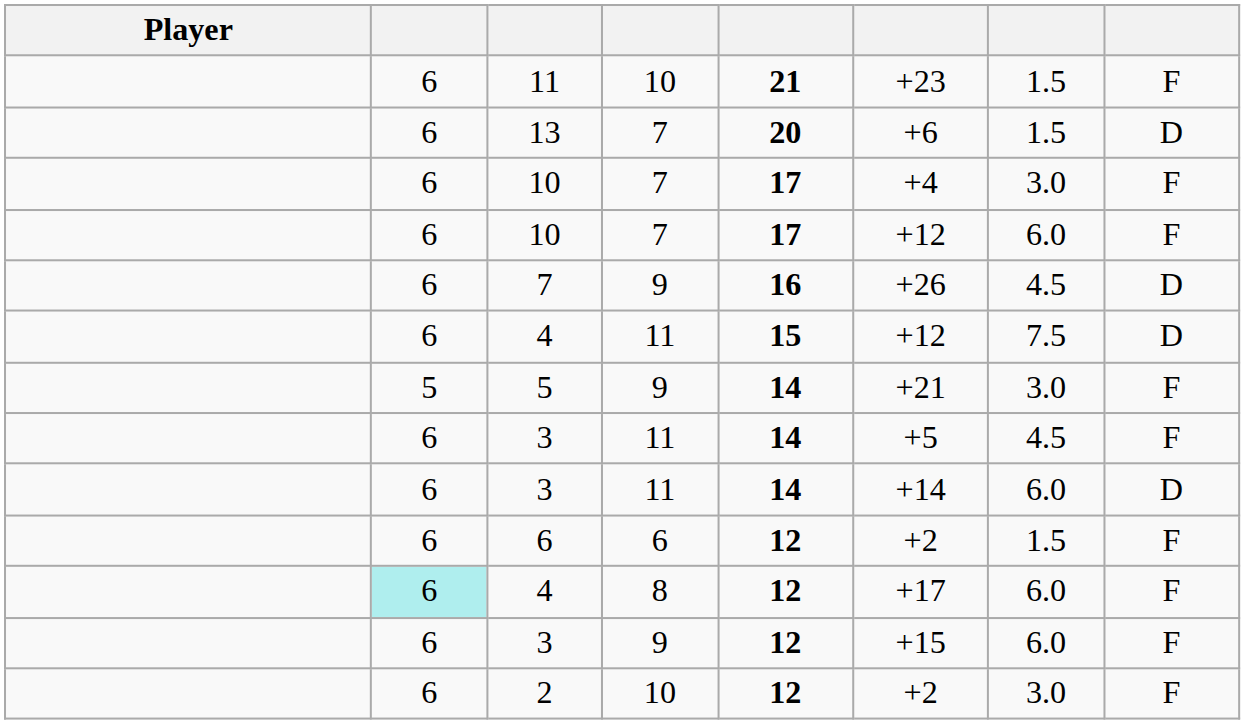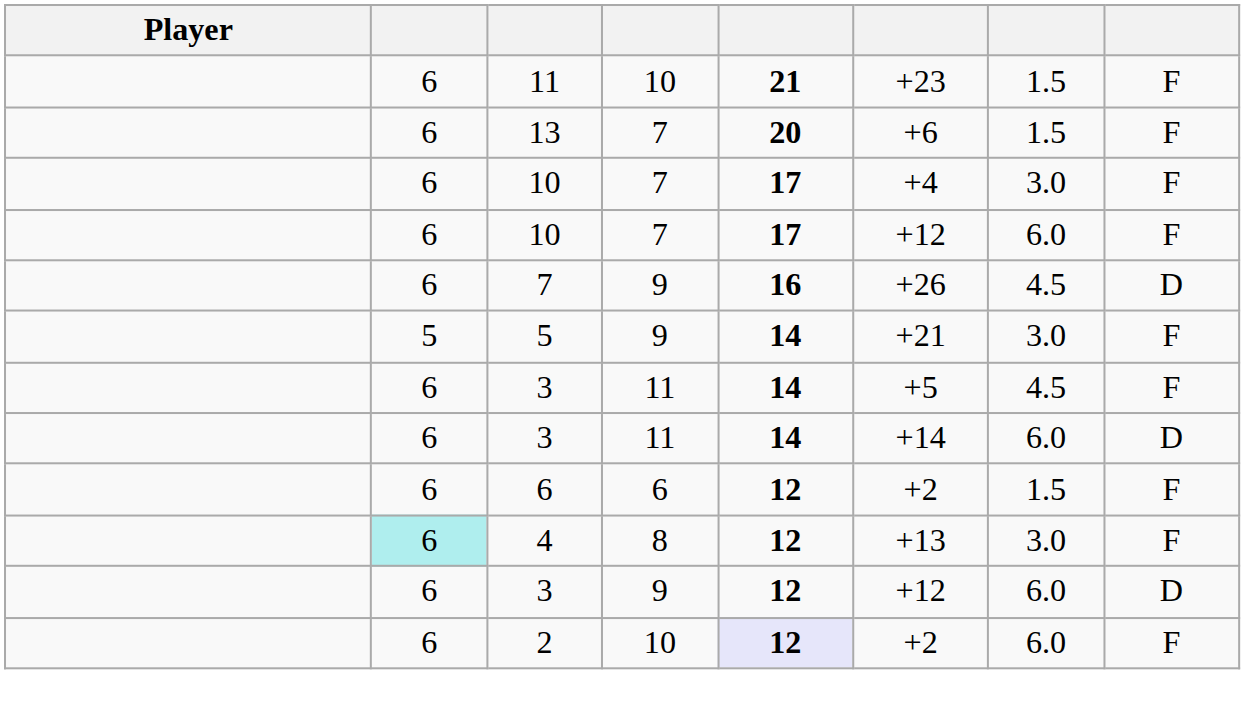(1171, 132) D -> (1171, 132) F
- row: (545, 336)
(921, 591) +17 -> (921, 540) +13
(1046, 591) 6.0 -> (1046, 540) 3.0
(921, 642) +15 -> (921, 591) +12
(1171, 642) F -> (1171, 591) D
(785, 693) no background -> (785, 642) lavender background
(1046, 693) 3.0 -> (1046, 642) 6.0
